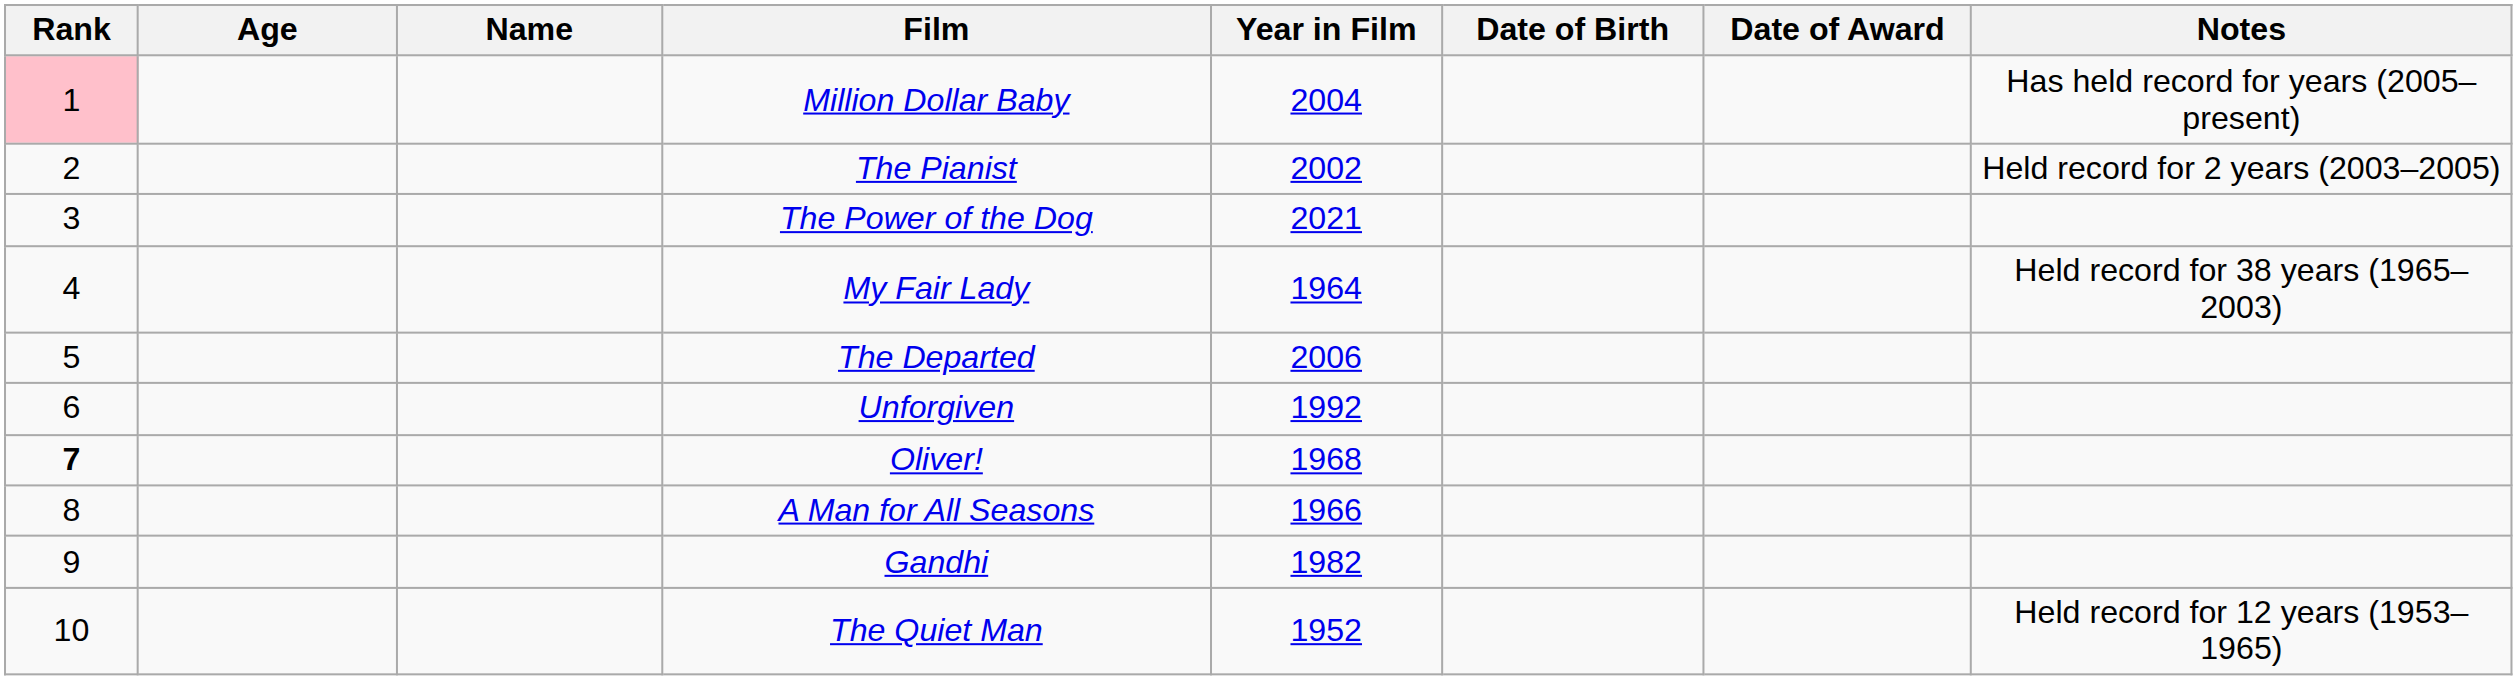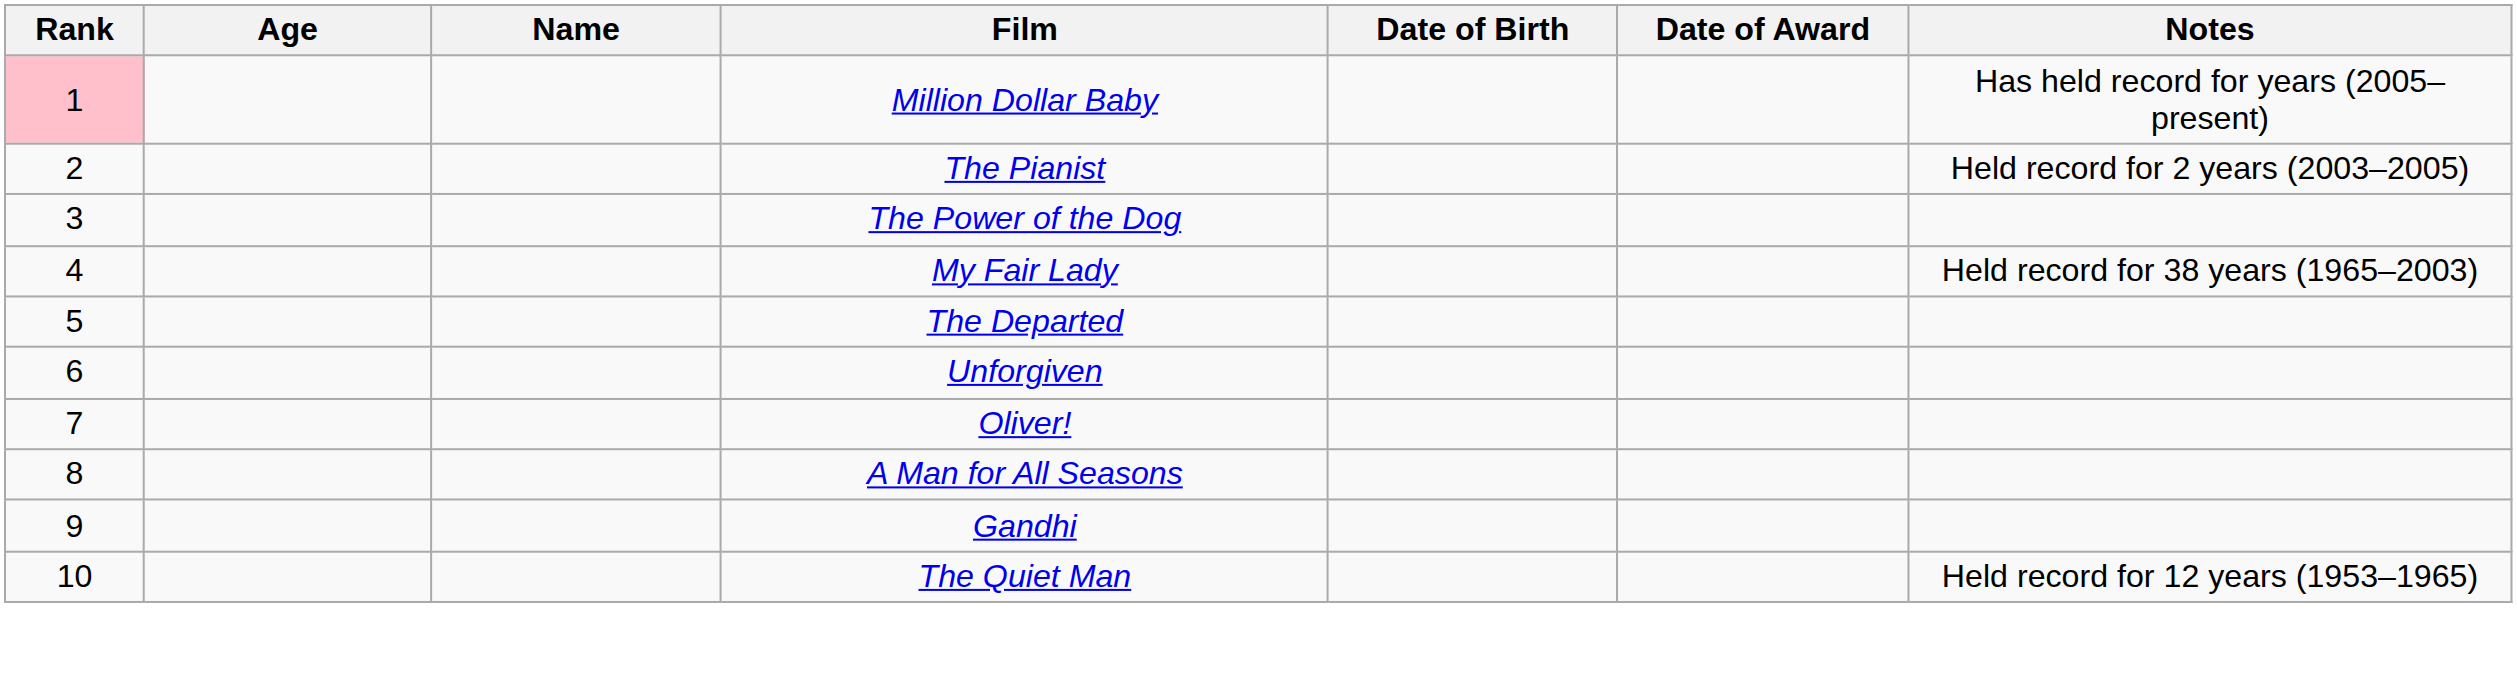- column: (1326, 30)
(71, 459) bold -> (75, 423) normal
